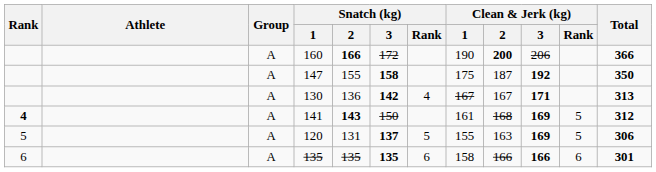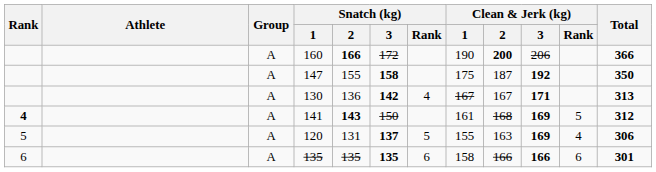(578, 136) 5 -> (578, 136) 4
